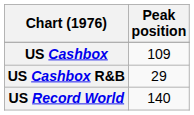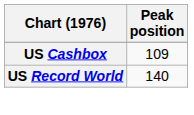- row: (66, 76)
